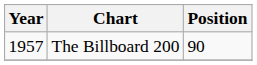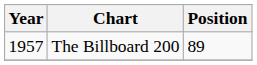(196, 45) 90 -> (196, 45) 89
